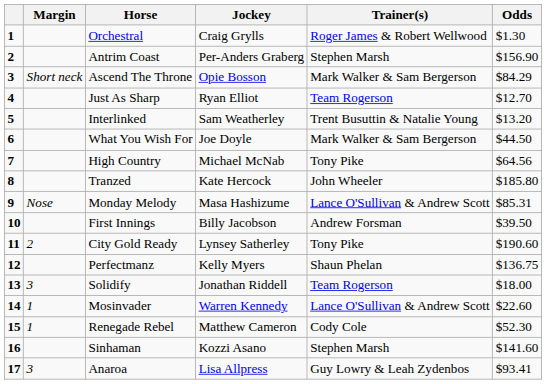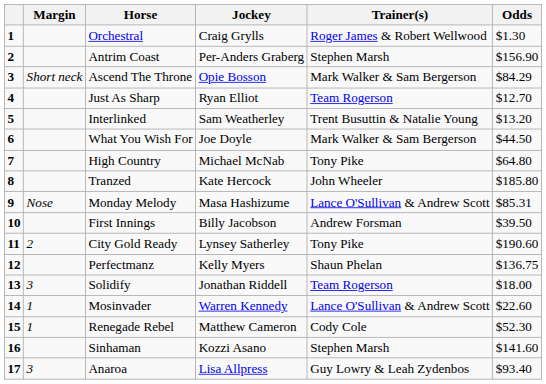(514, 160) $64.56 -> (514, 160) $64.80
(514, 368) $93.41 -> (514, 368) $93.40
